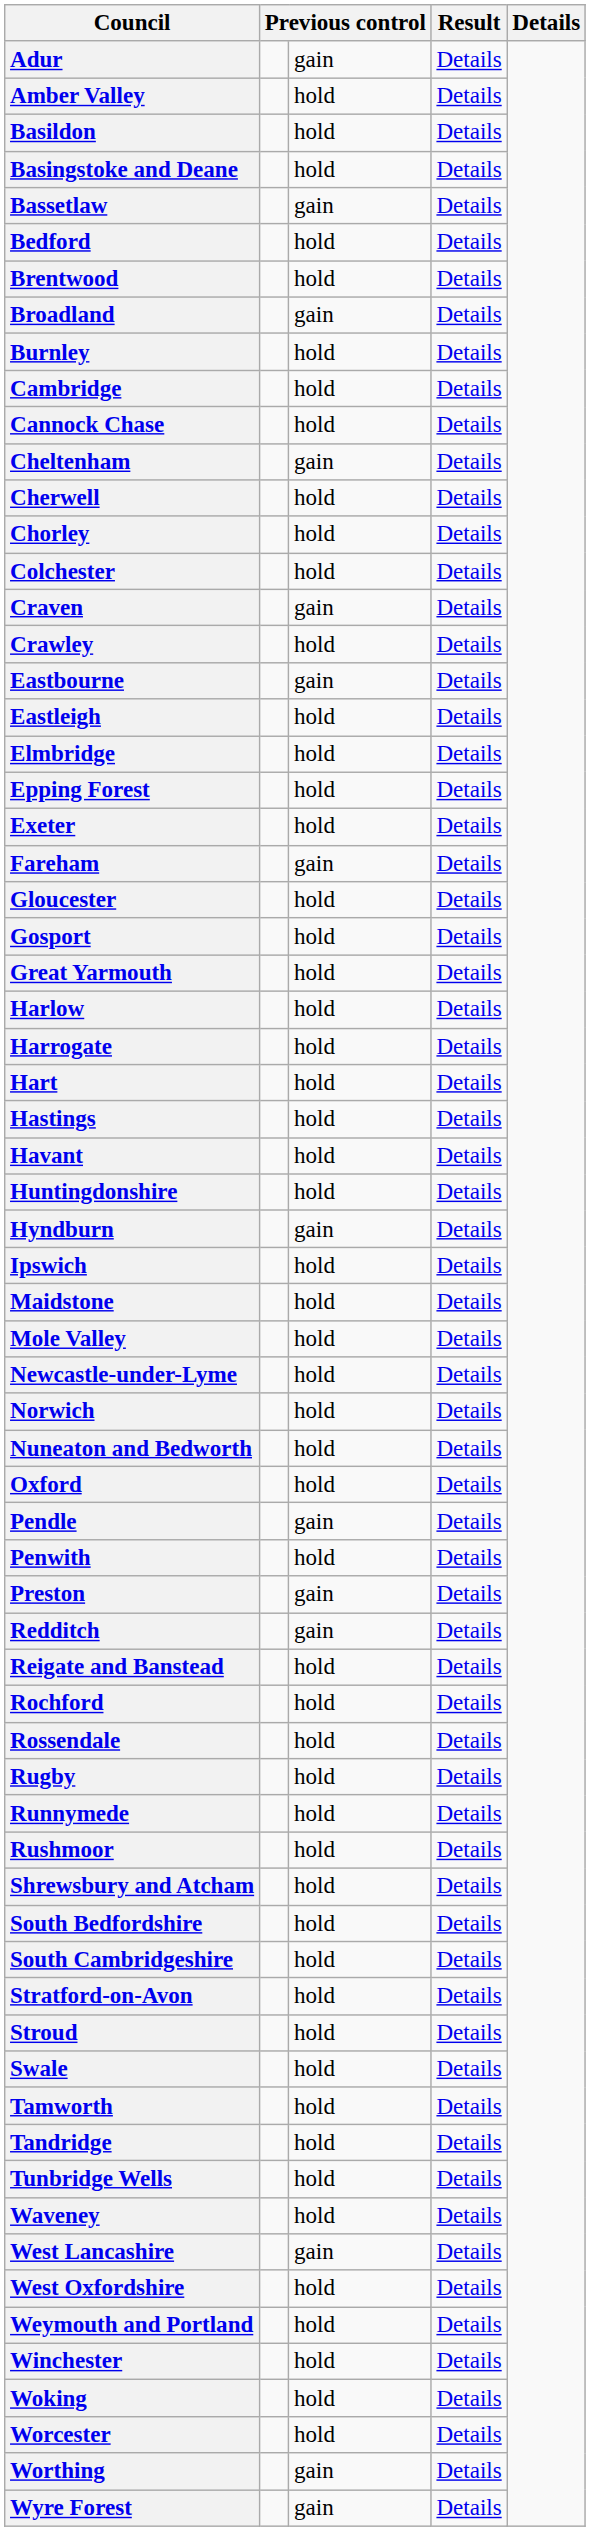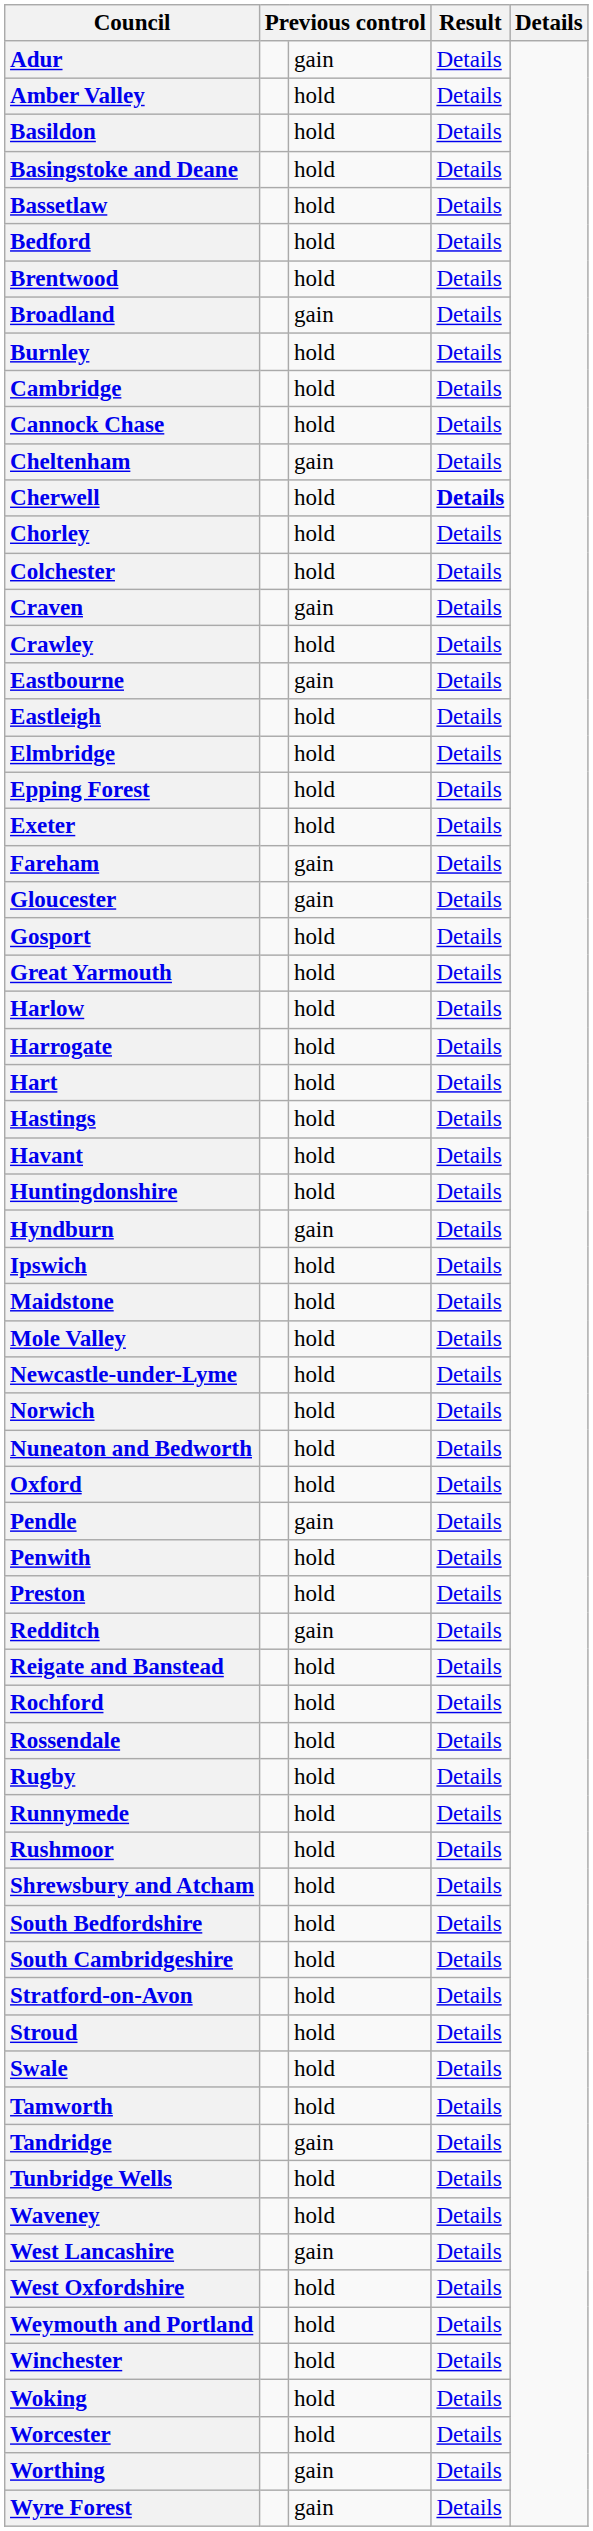(314, 205) gain -> (315, 205) hold
(469, 497) normal -> (470, 497) bold
(315, 899) hold -> (314, 899) gain
(314, 1593) gain -> (315, 1593) hold
(315, 2142) hold -> (314, 2142) gain
